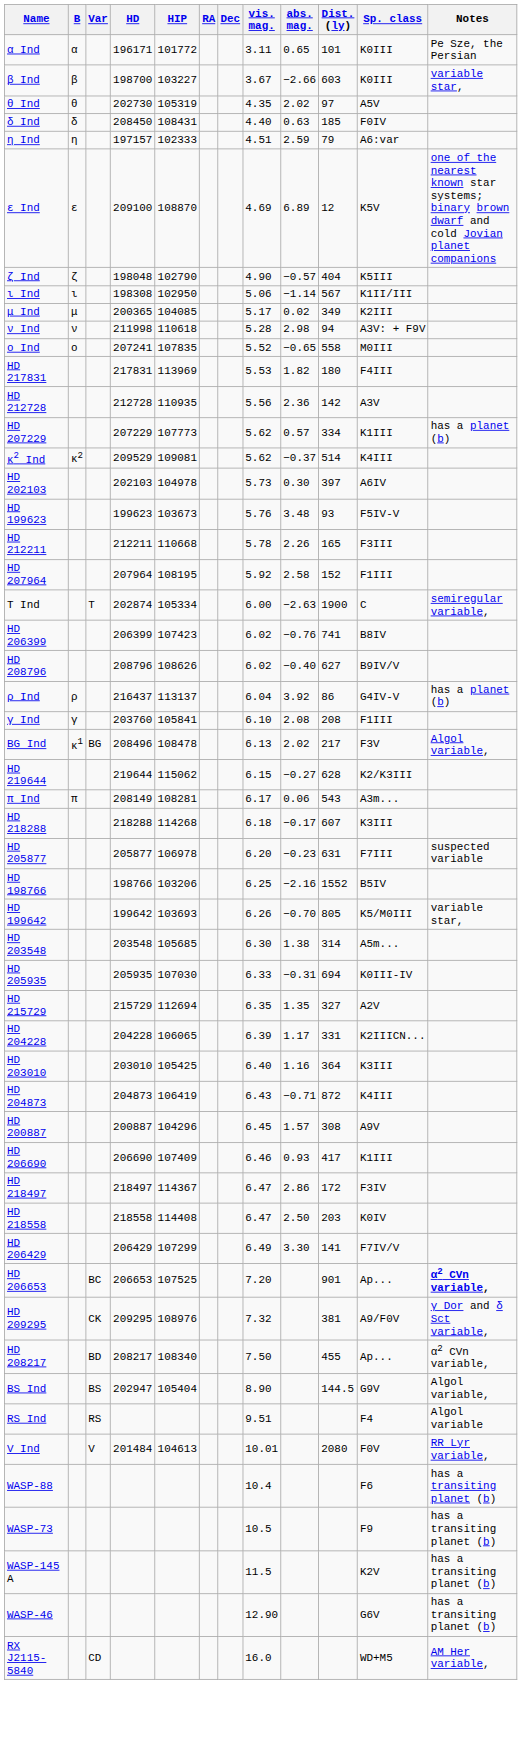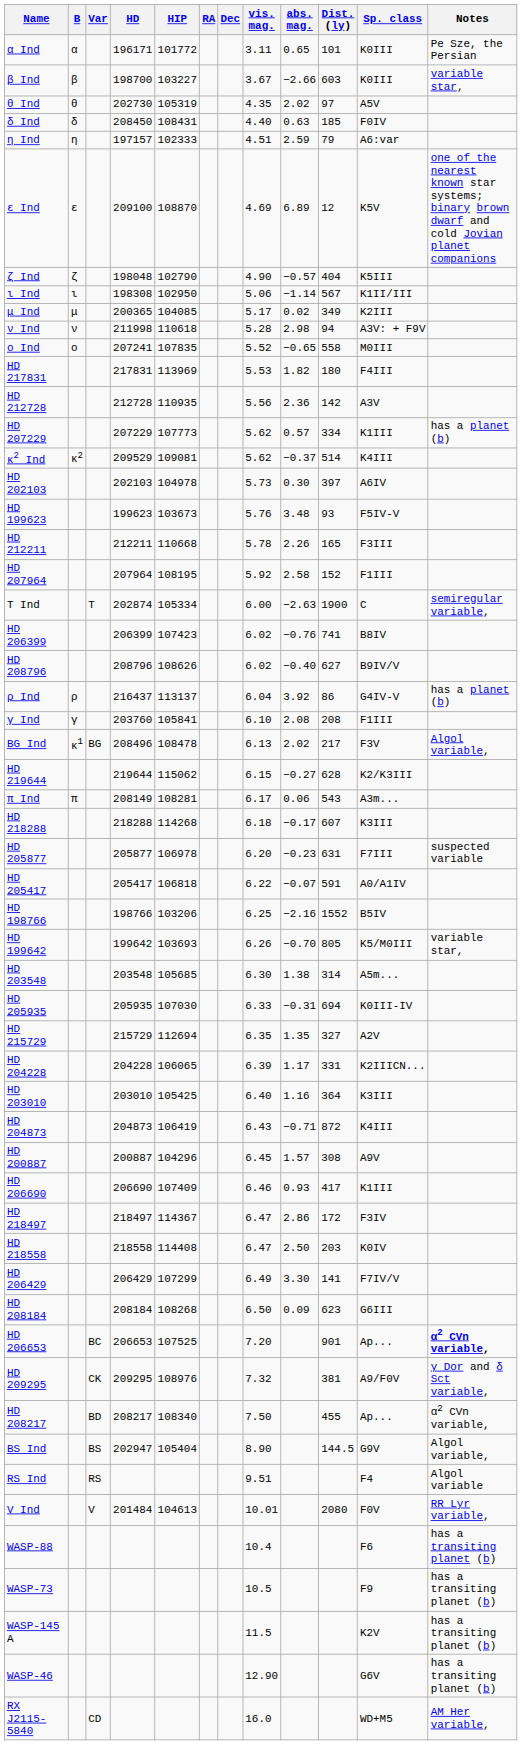+ row: (27, 884)
+ row: (27, 1310)
